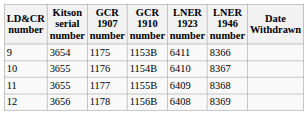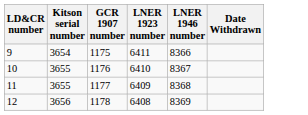- column: (147, 24)
